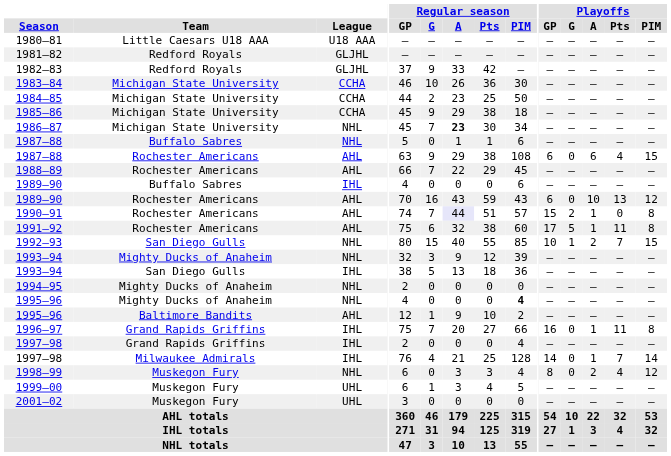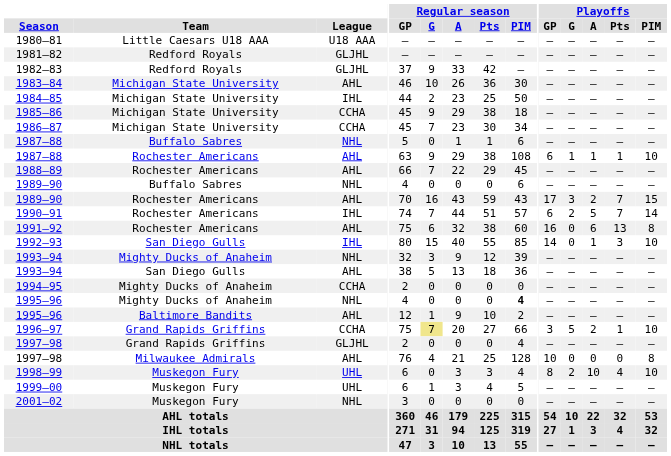(352, 83) CCHA -> (352, 83) AHL
(352, 98) CCHA -> (352, 98) IHL
(352, 127) NHL -> (352, 127) CCHA
(458, 127) bold -> (458, 127) normal
(572, 156) 0 -> (572, 156) 1
(593, 156) 6 -> (593, 156) 1
(620, 156) 4 -> (620, 156) 1
(651, 156) 15 -> (651, 156) 10
(352, 185) IHL -> (352, 185) NHL
(550, 199) 6 -> (550, 199) 17
(572, 199) 0 -> (572, 199) 3
(593, 199) 10 -> (593, 199) 2
(620, 199) 13 -> (620, 199) 7
(651, 199) 12 -> (651, 199) 15
(352, 214) AHL -> (352, 214) IHL
(458, 214) lavender background -> (458, 214) no background
(550, 214) 15 -> (550, 214) 6
(593, 214) 1 -> (593, 214) 5
(620, 214) 0 -> (620, 214) 7
(651, 214) 8 -> (651, 214) 14
(550, 228) 17 -> (550, 228) 16
(572, 228) 5 -> (572, 228) 0
(593, 228) 1 -> (593, 228) 6
(620, 228) 11 -> (620, 228) 13
(352, 242) NHL -> (352, 242) IHL
(550, 242) 10 -> (550, 242) 14
(572, 242) 1 -> (572, 242) 0
(593, 242) 2 -> (593, 242) 1
(620, 242) 7 -> (620, 242) 3
(651, 242) 15 -> (651, 242) 10
(352, 271) IHL -> (352, 271) AHL
(352, 286) NHL -> (352, 286) CCHA
(352, 329) IHL -> (352, 329) CCHA
(432, 329) no background -> (432, 329) khaki background
(550, 329) 16 -> (550, 329) 3
(572, 329) 0 -> (572, 329) 5
(593, 329) 1 -> (593, 329) 2
(620, 329) 11 -> (620, 329) 1
(651, 329) 8 -> (651, 329) 10
(352, 344) IHL -> (352, 344) GLJHL
(352, 358) IHL -> (352, 358) AHL
(550, 358) 14 -> (550, 358) 10
(593, 358) 1 -> (593, 358) 0
(620, 358) 7 -> (620, 358) 0
(651, 358) 14 -> (651, 358) 8
(352, 372) NHL -> (352, 372) UHL
(572, 372) 0 -> (572, 372) 2
(593, 372) 2 -> (593, 372) 10
(651, 372) 12 -> (651, 372) 10
(352, 401) UHL -> (352, 401) NHL
